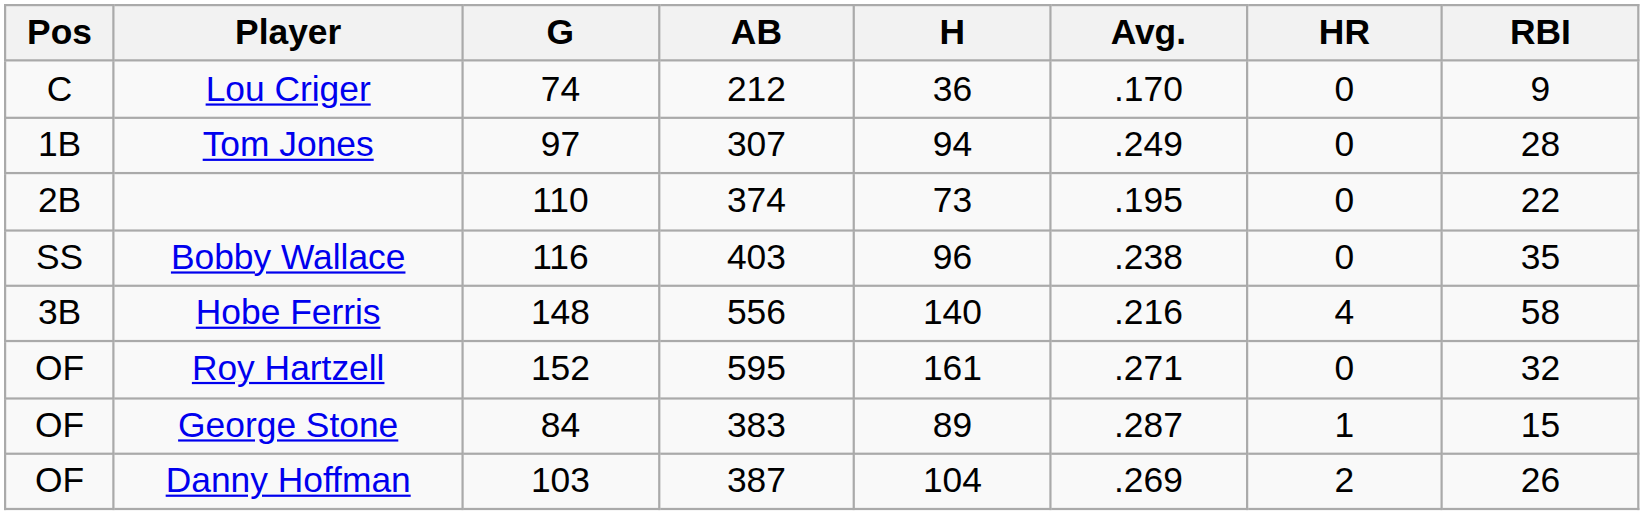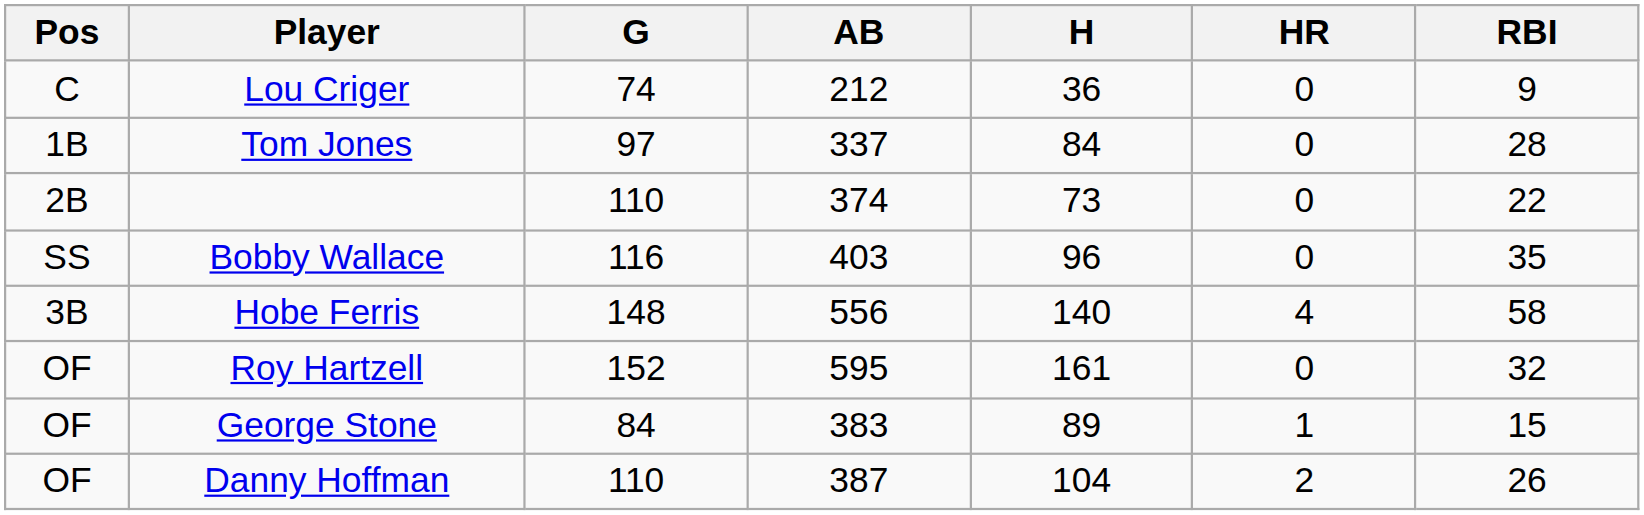- column: (1148, 32)
(756, 144) 307 -> (859, 144) 337
(952, 144) 94 -> (1082, 144) 84
(560, 481) 103 -> (636, 481) 110
